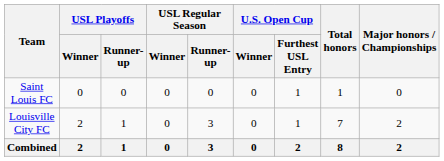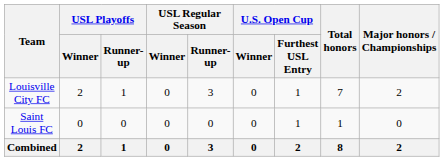rows swapped: (32, 123) <-> (32, 93)
